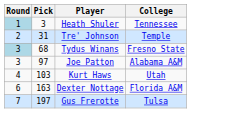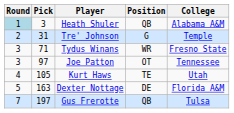+ column: (146, 11)
(156, 24) Tennessee -> (198, 24) Alabama A&M
(18, 50) lightblue background -> (18, 50) no background
(43, 50) 68 -> (43, 50) 71
(156, 62) Alabama A&M -> (198, 62) Tennessee
(43, 75) 103 -> (43, 75) 105
(18, 88) 6 -> (18, 88) 5
